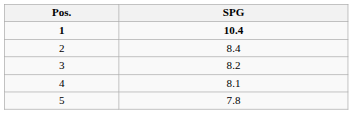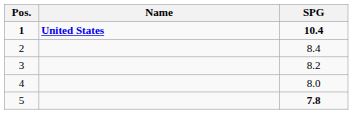+ column: (159, 13)
(234, 83) 8.1 -> (314, 83) 8.0
(234, 100) normal -> (314, 100) bold
